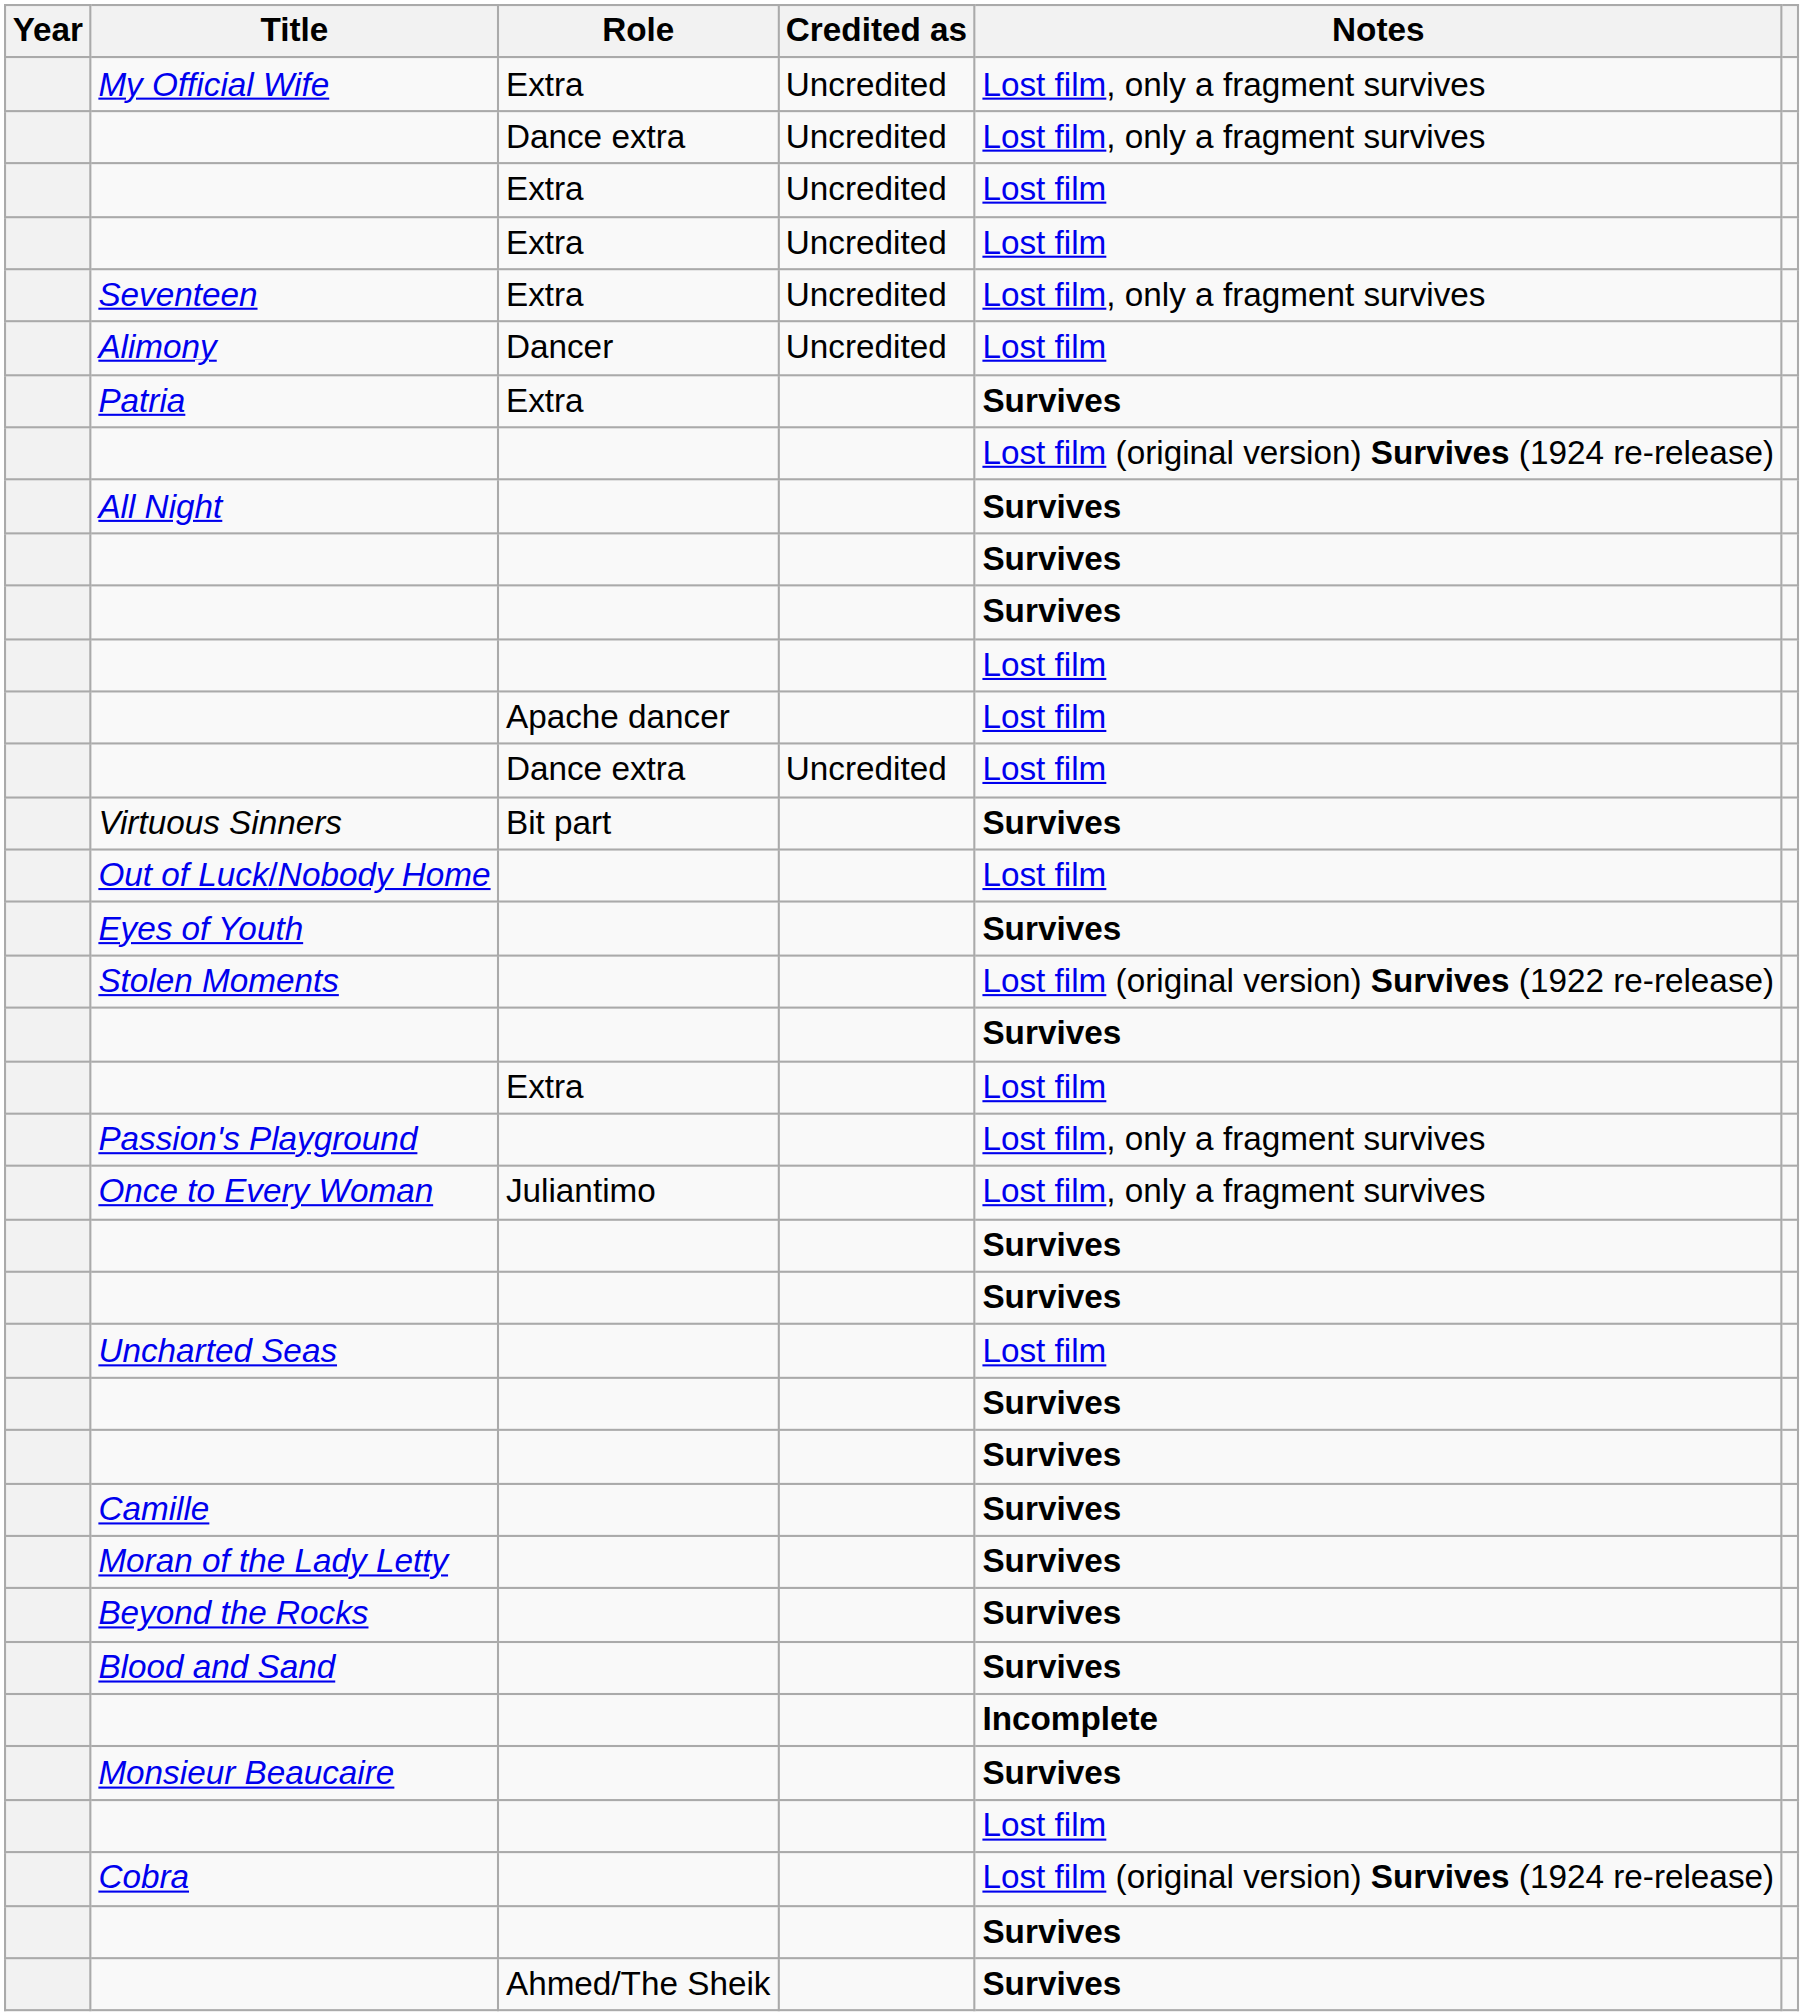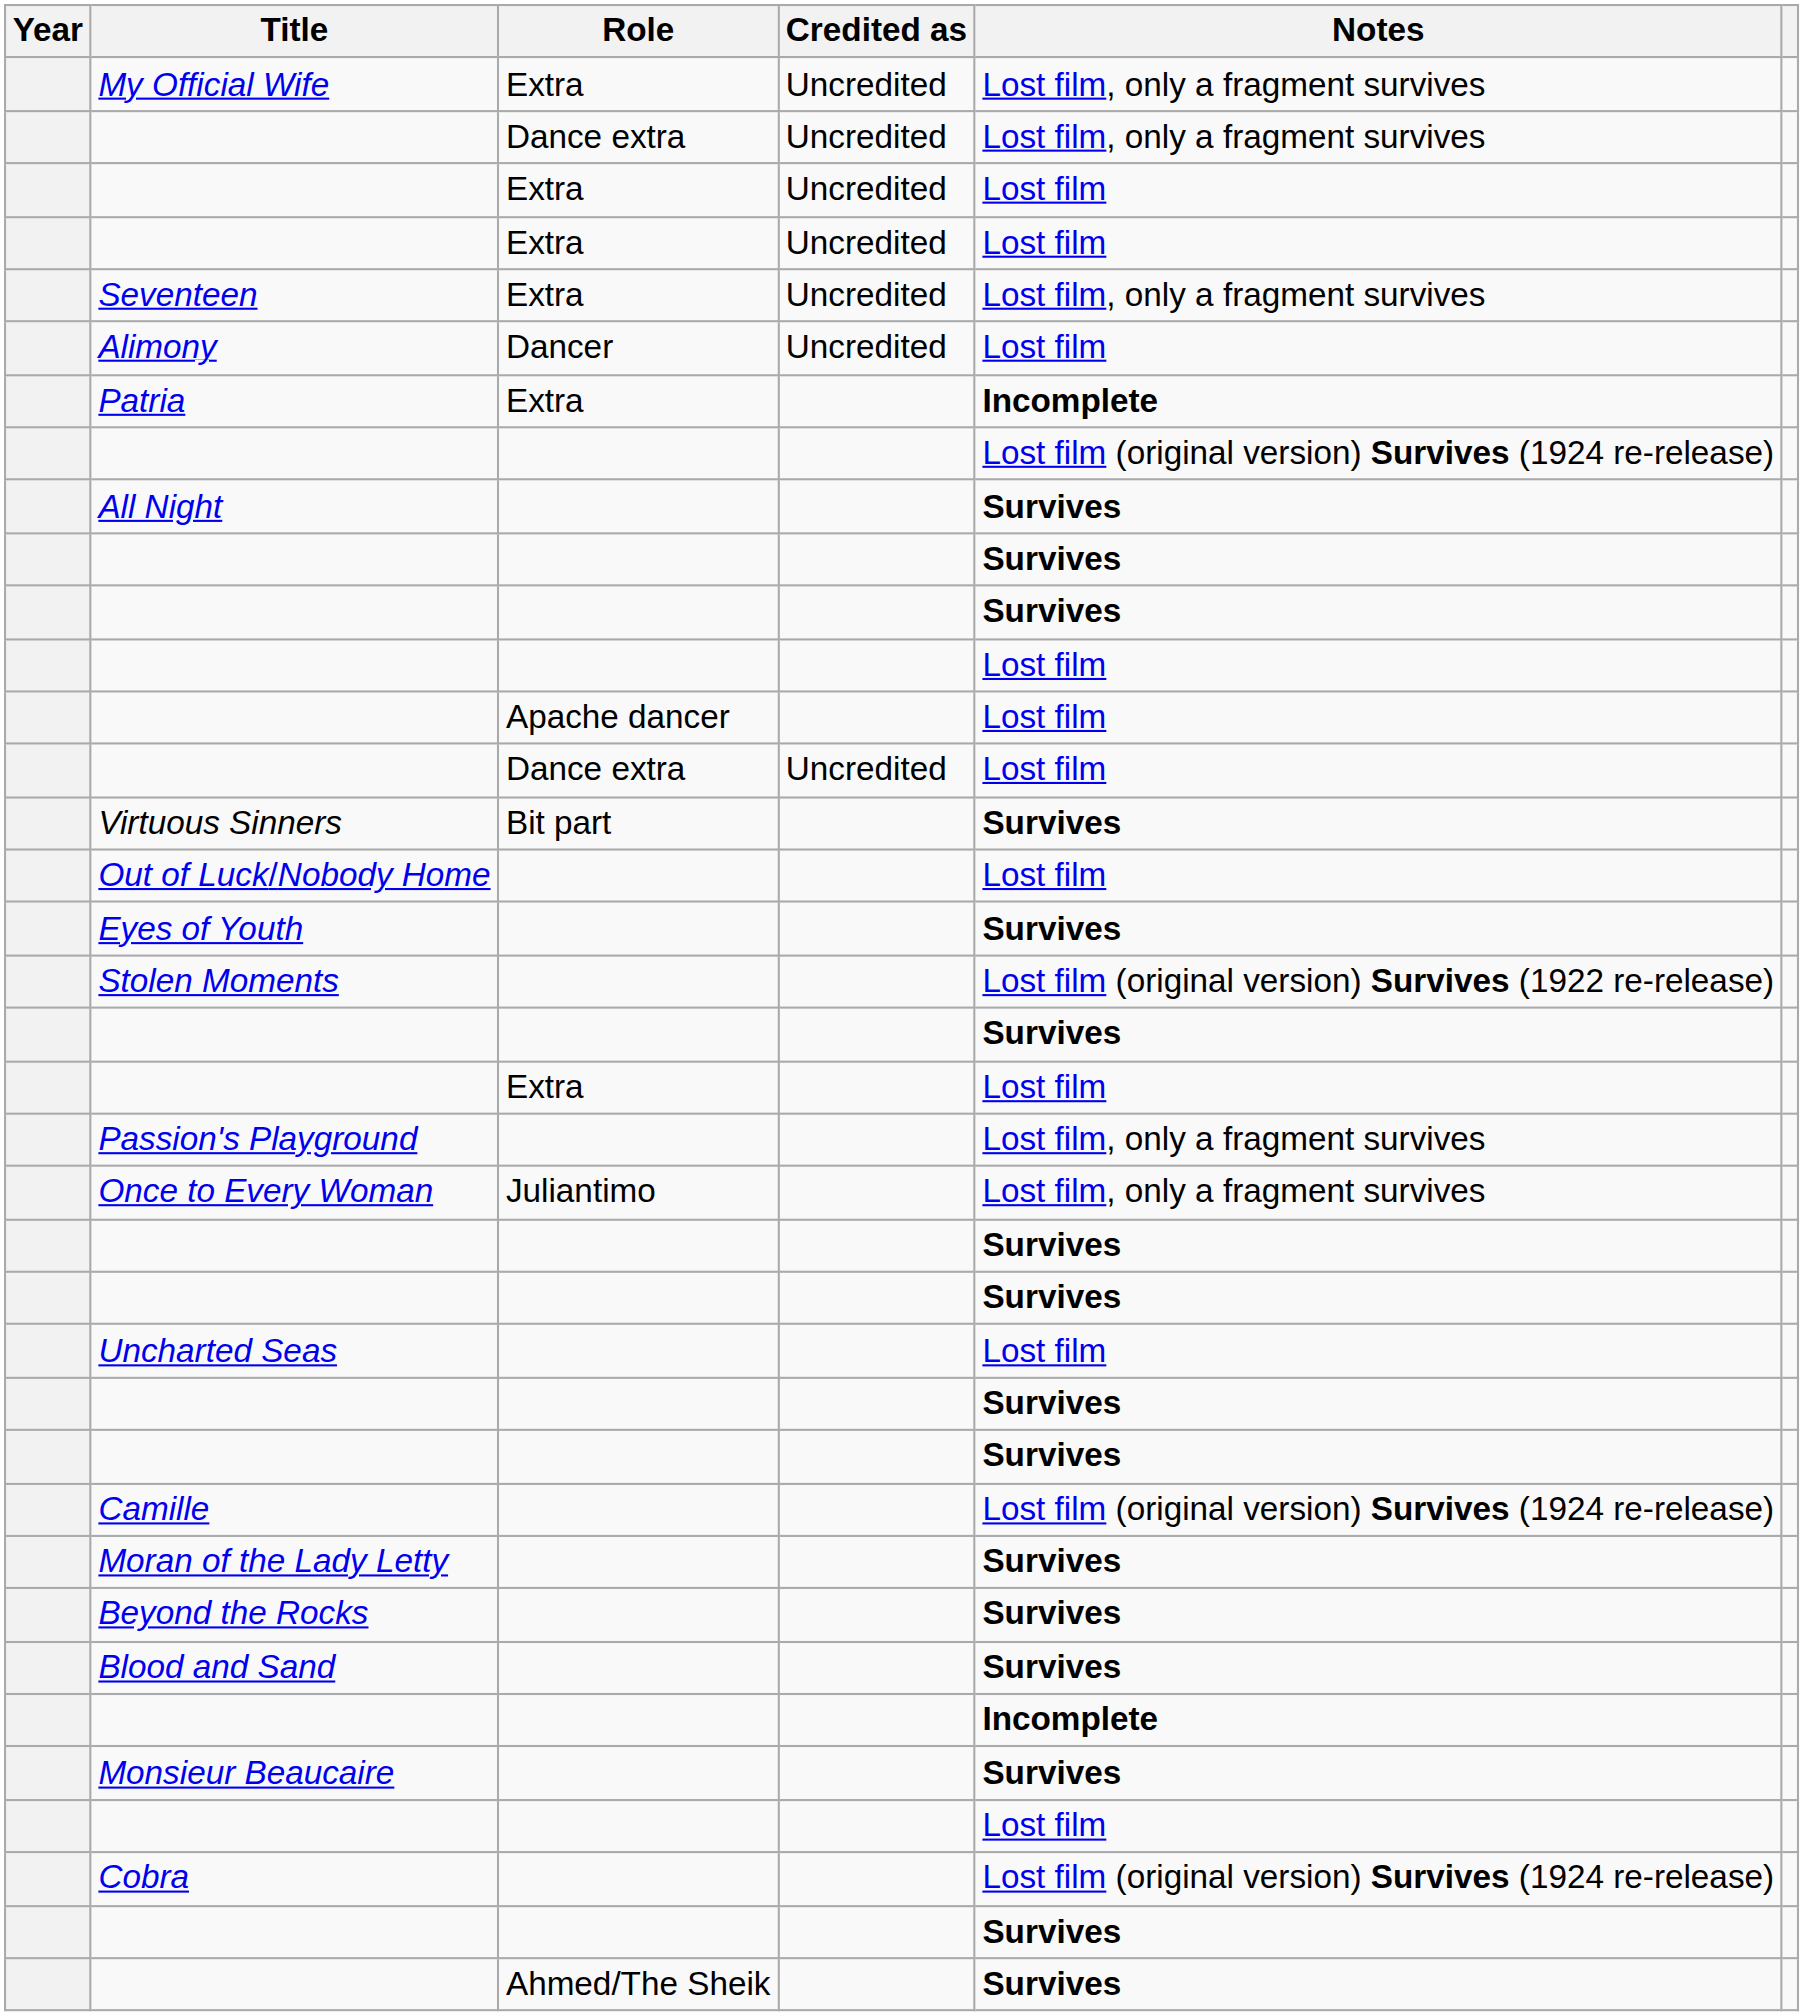(1052, 400) Survives -> (1070, 400) Incomplete
(1052, 1508) Survives -> (1378, 1508) Lost film (original version) Survives (1924 re-release)
